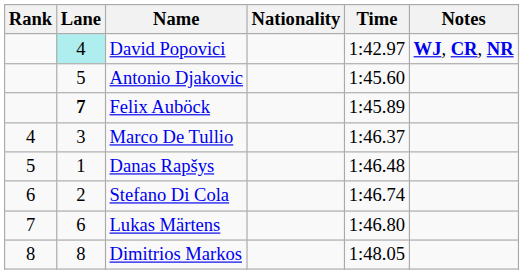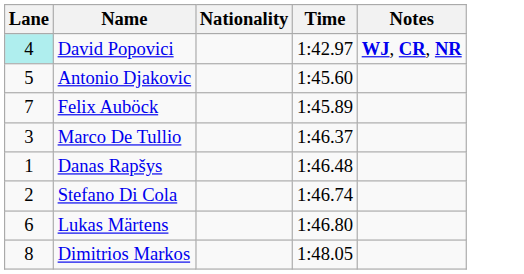- column: (31, 19)
(81, 107) bold -> (29, 107) normal
